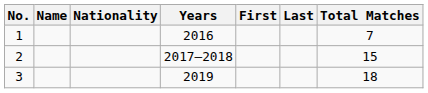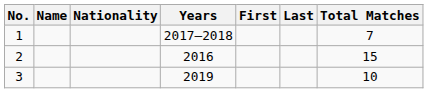(198, 36) 2016 -> (198, 36) 2017–2018
(198, 56) 2017–2018 -> (198, 56) 2016
(370, 77) 18 -> (370, 77) 10
